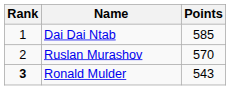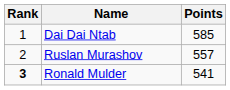(203, 54) 570 -> (203, 54) 557
(203, 74) 543 -> (203, 74) 541
